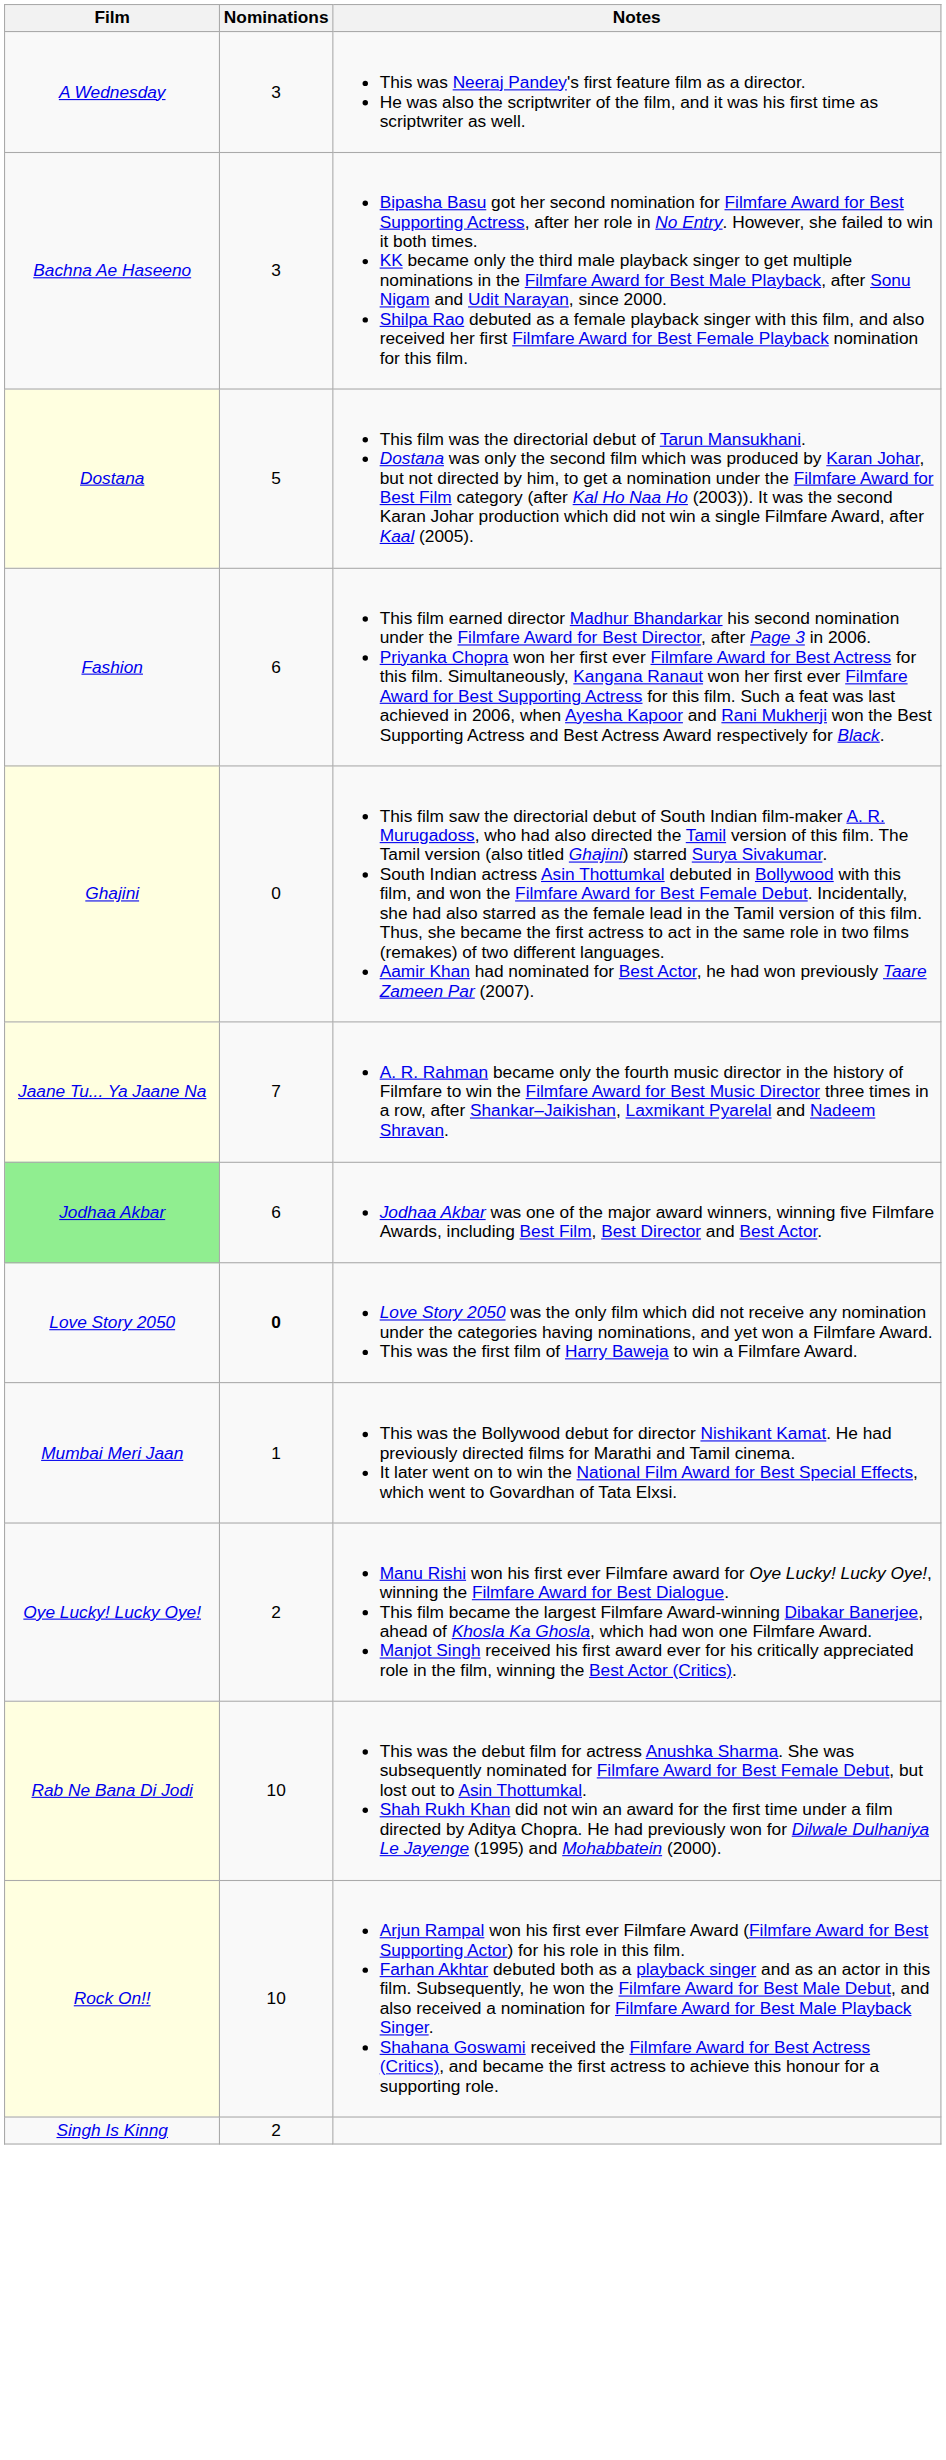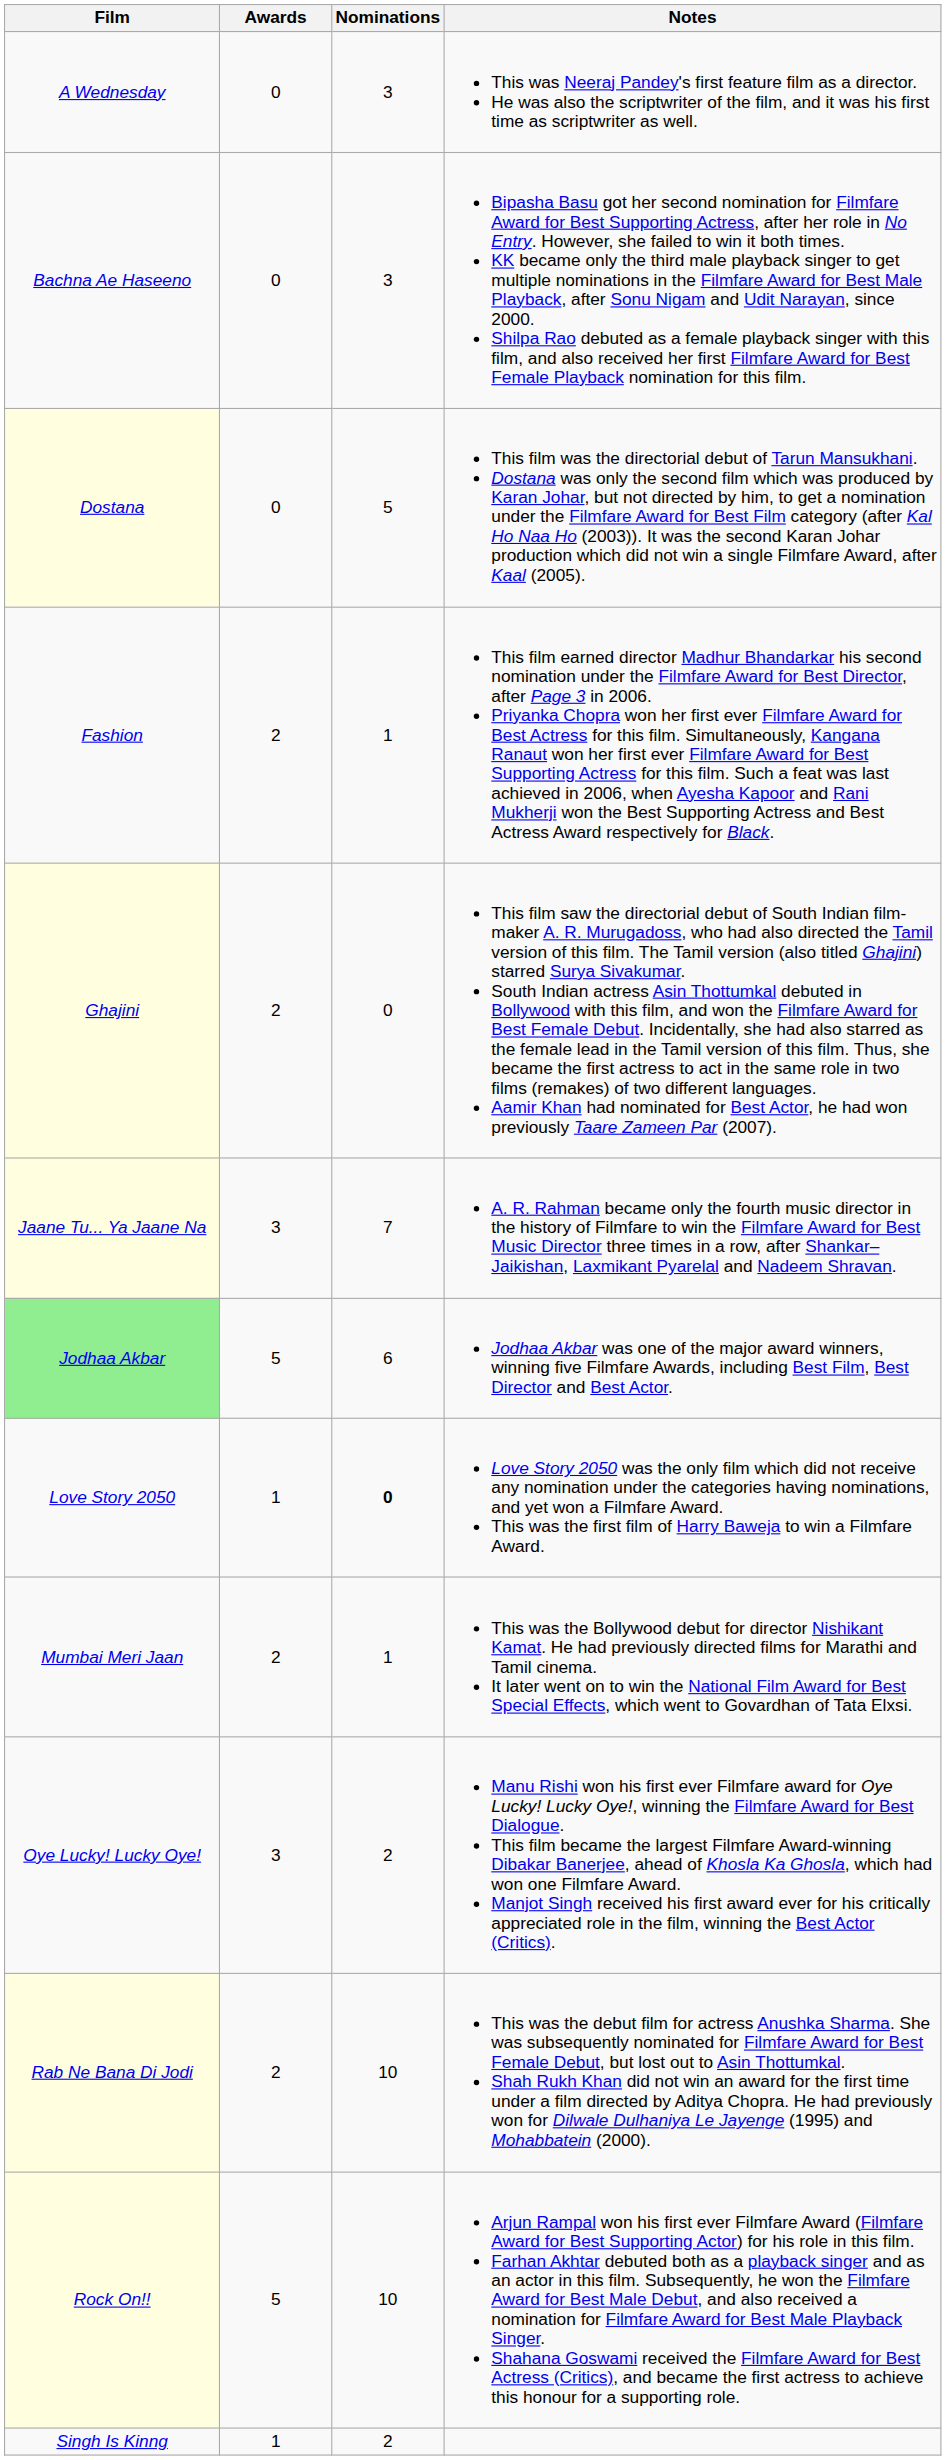+ column: (276, 18)
(276, 666) 6 -> (388, 734) 1
